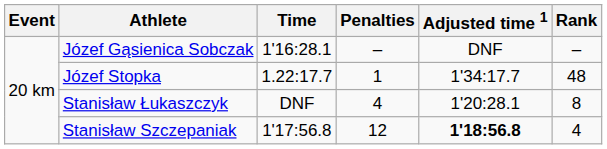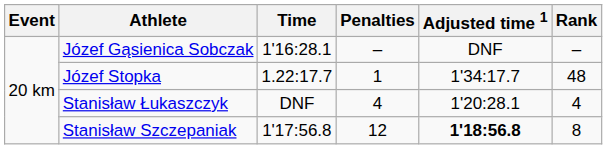(576, 103) 8 -> (576, 103) 4
(576, 130) 4 -> (576, 130) 8
